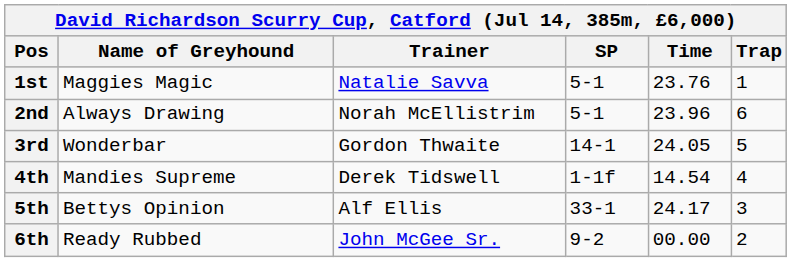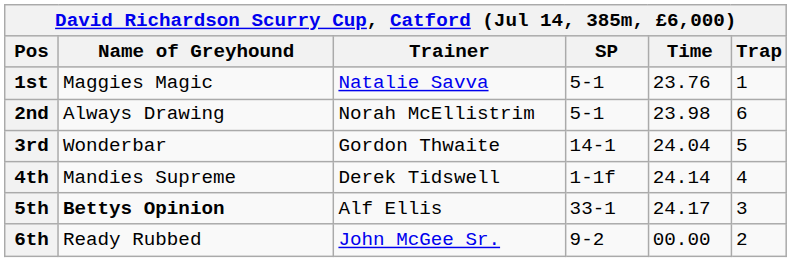(682, 114) 23.96 -> (682, 114) 23.98
(682, 146) 24.05 -> (682, 146) 24.04
(682, 177) 14.54 -> (682, 177) 24.14
(144, 209) normal -> (144, 209) bold
